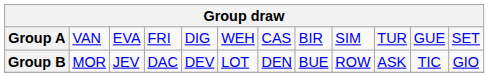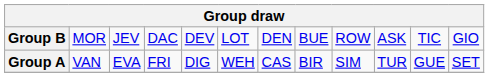rows swapped: (37, 38) <-> (37, 61)
